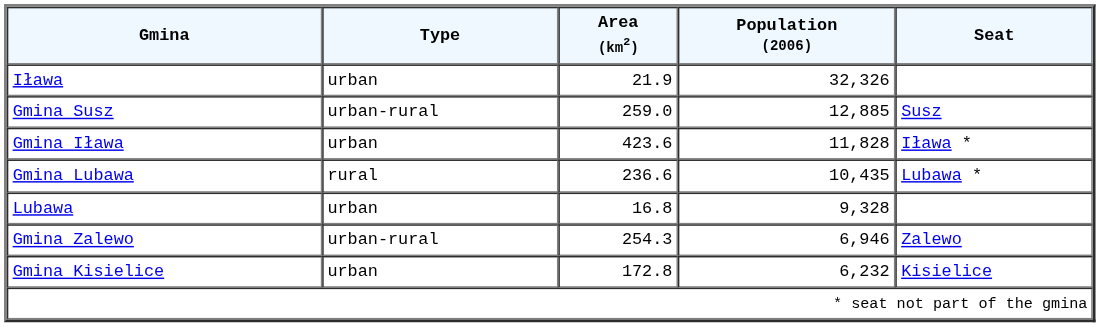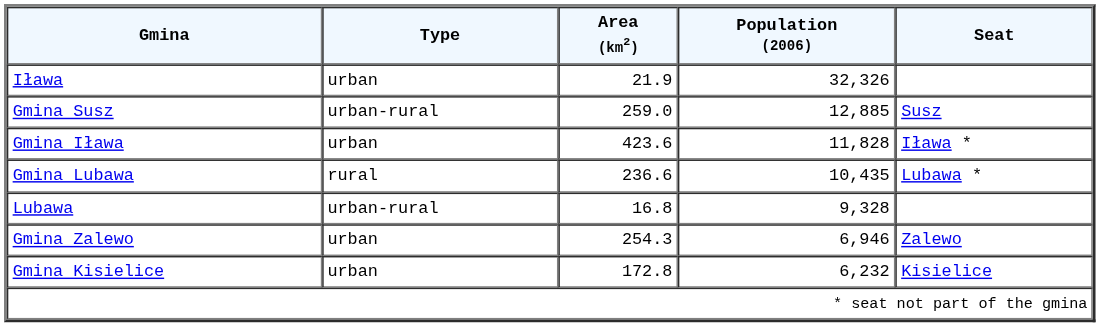(353, 208) urban -> (383, 208) urban-rural
(383, 240) urban-rural -> (353, 240) urban
